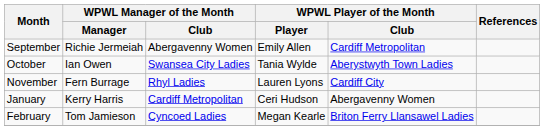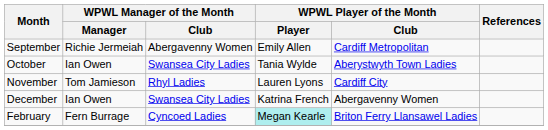(97, 82) Fern Burrage -> (100, 82) Tom Jamieson
+ row: (32, 99)
- row: (26, 99)
(100, 116) Tom Jamieson -> (97, 116) Fern Burrage
(291, 116) no background -> (291, 116) paleturquoise background
